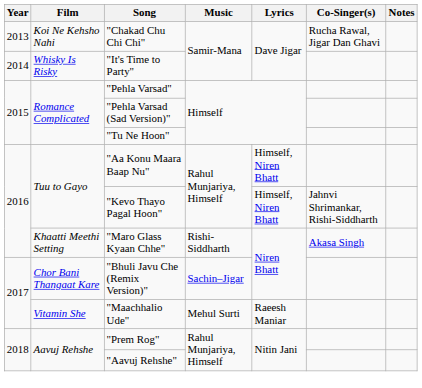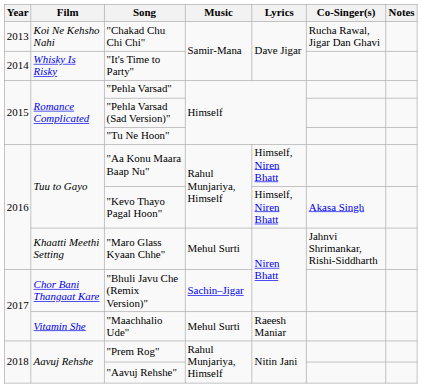(343, 207) Jahnvi Shrimankar, Rishi-Siddharth -> (336, 207) Akasa Singh
(209, 242) Rishi-Siddharth -> (214, 249) Mehul Surti
(336, 242) Akasa Singh -> (343, 249) Jahnvi Shrimankar, Rishi-Siddharth
